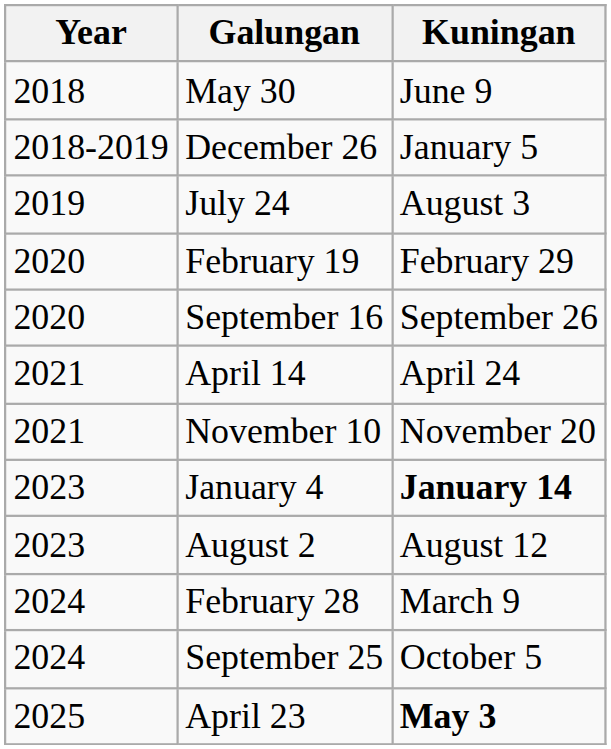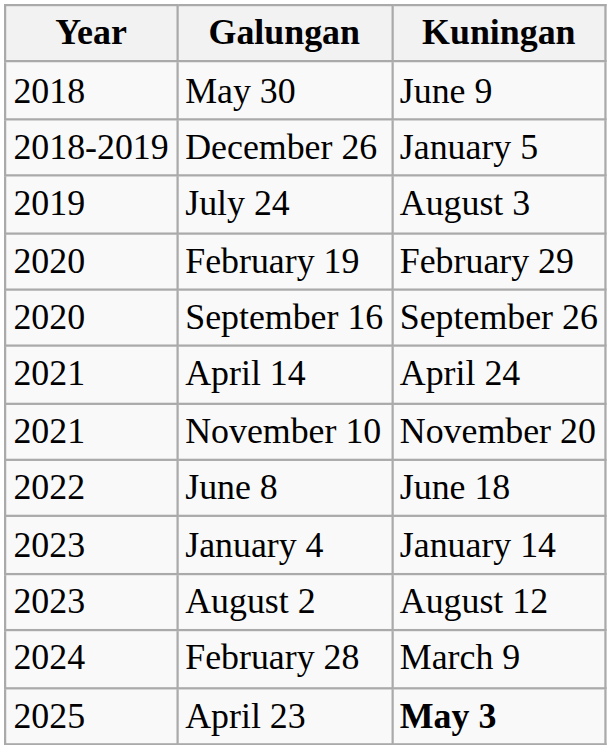+ row: (231, 487)
(486, 487) bold -> (478, 544) normal
- row: (284, 658)
